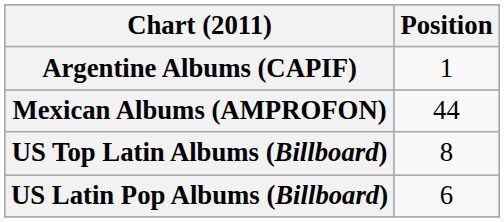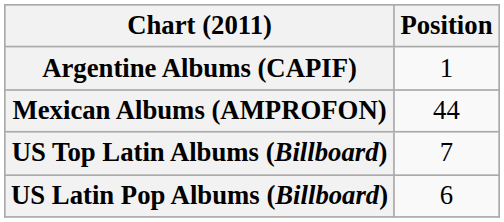(446, 152) 8 -> (446, 152) 7
